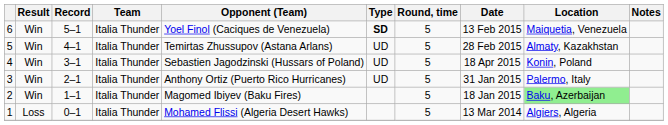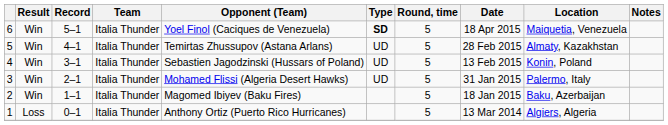(492, 29) 13 Feb 2015 -> (492, 29) 18 Apr 2015
(492, 63) 18 Apr 2015 -> (492, 63) 13 Feb 2015
(255, 79) Anthony Ortiz (Puerto Rico Hurricanes) -> (256, 79) Mohamed Flissi (Algeria Desert Hawks)
(566, 96) lightgreen background -> (566, 96) no background
(256, 112) Mohamed Flissi (Algeria Desert Hawks) -> (255, 112) Anthony Ortiz (Puerto Rico Hurricanes)
